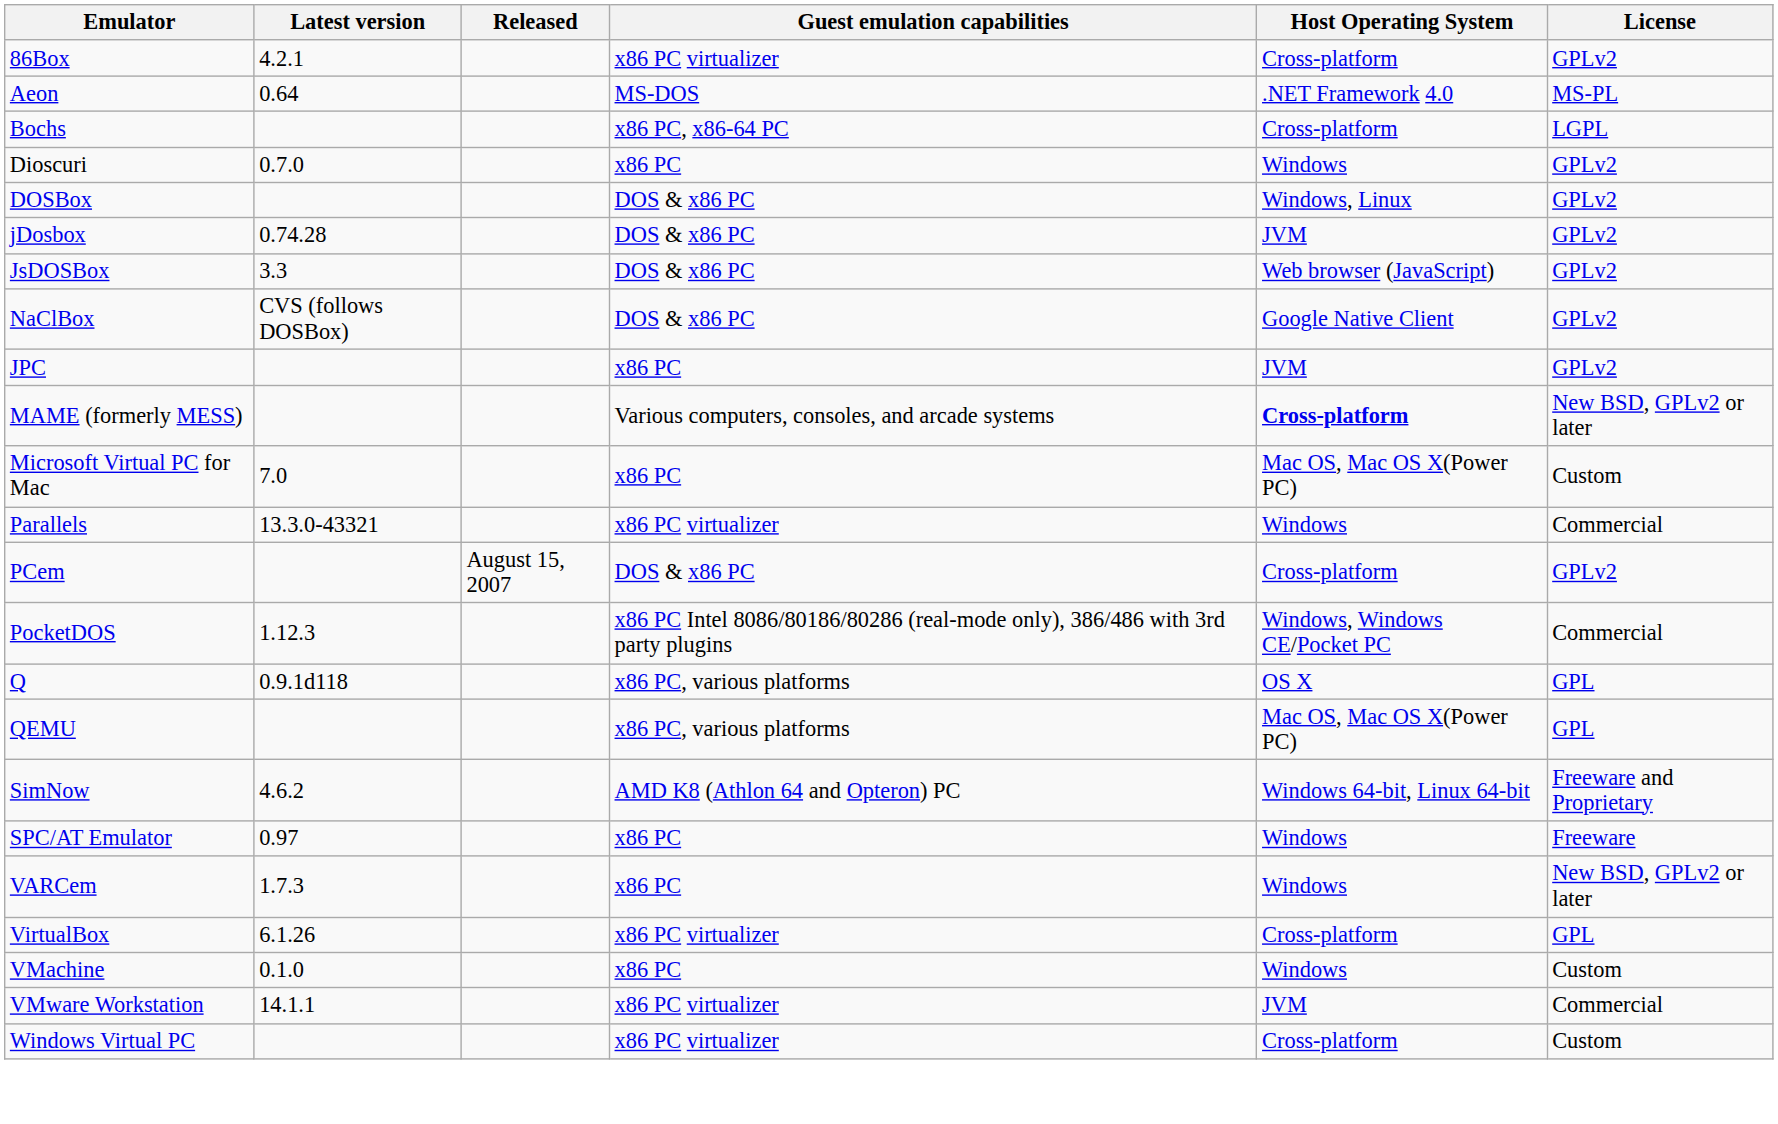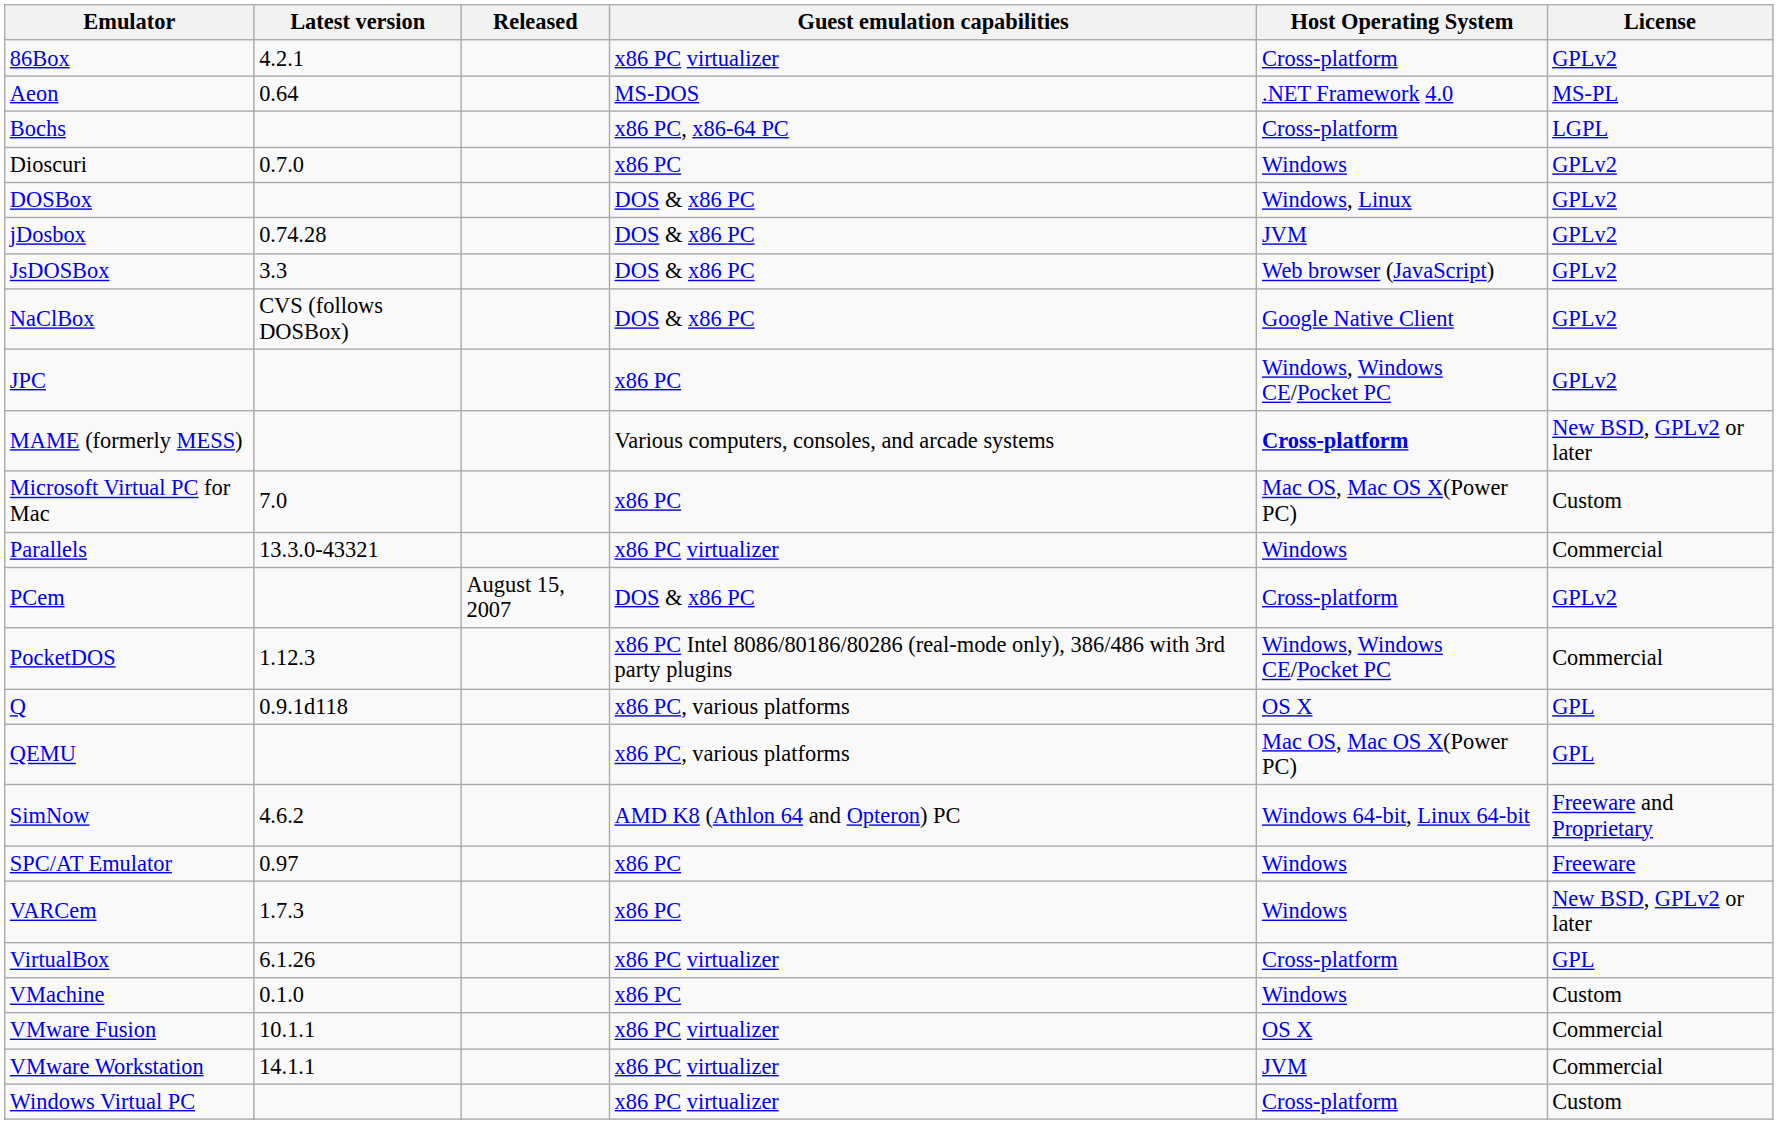(1284, 367) JVM -> (1352, 379) Windows, Windows CE/Pocket PC
+ row: (83, 1030)
